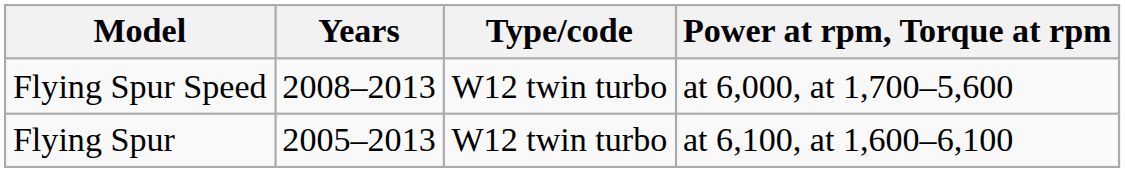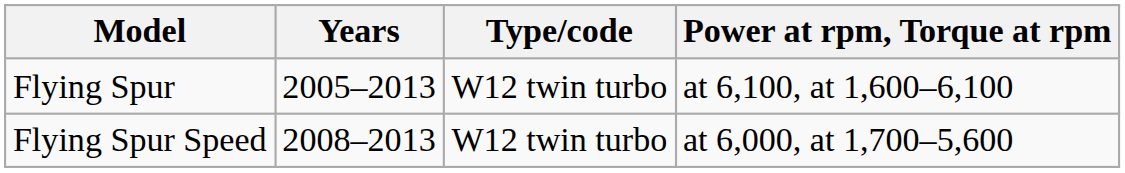rows swapped: (94, 139) <-> (140, 85)
